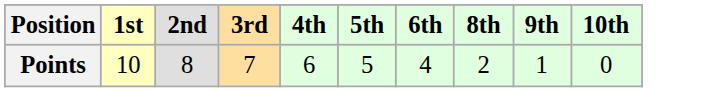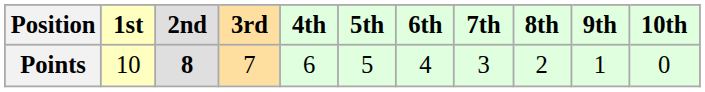+ column: (484, 24)
(187, 65) normal -> (187, 65) bold
